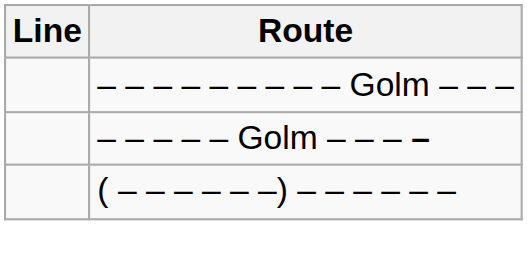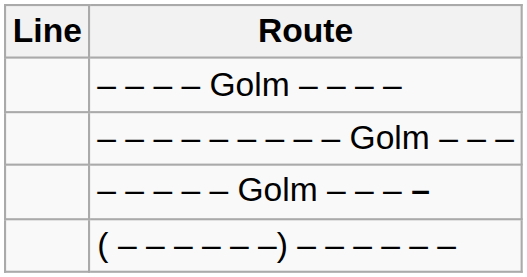+ row: (250, 84)
